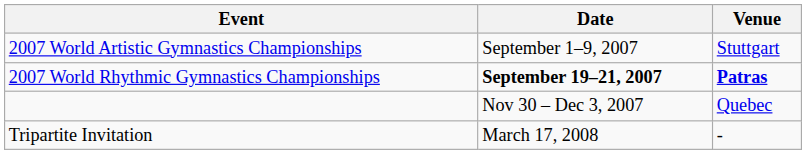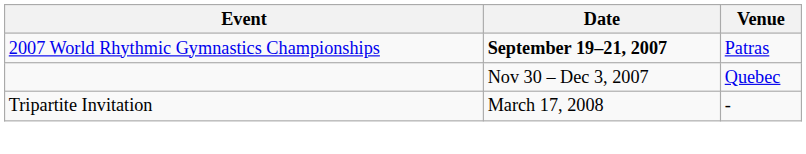- row: (185, 47)
(742, 76) bold -> (747, 47) normal
